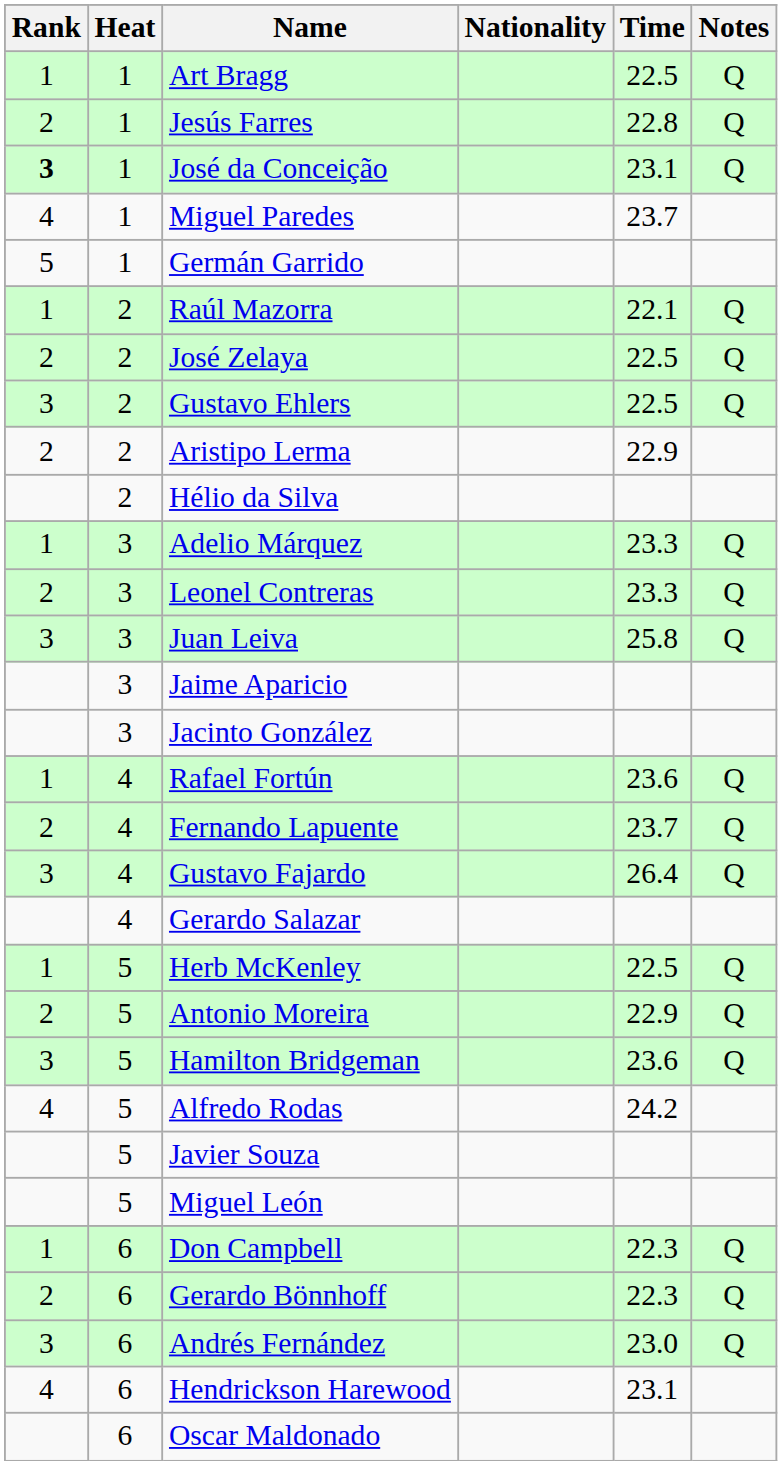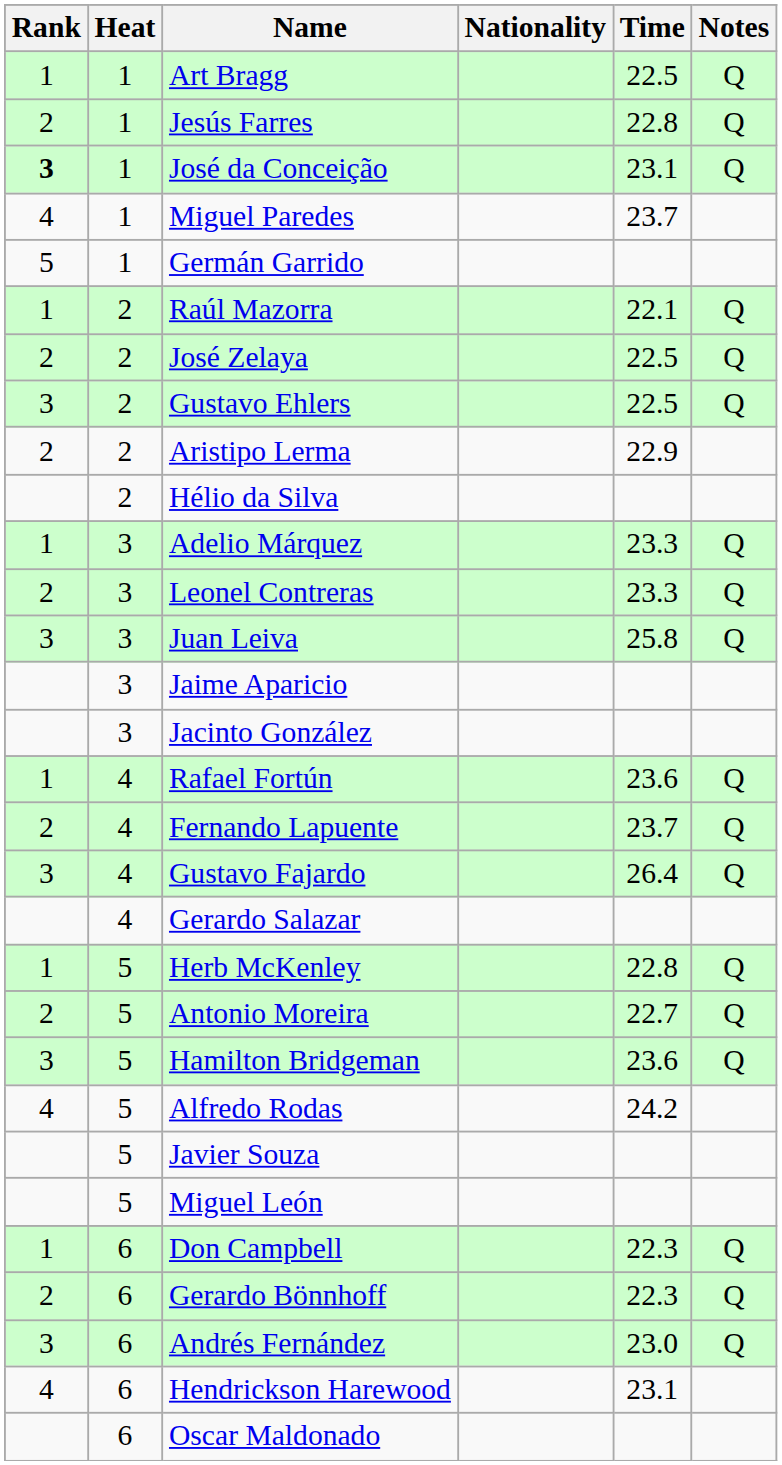(652, 966) 22.5 -> (652, 966) 22.8
(652, 1013) 22.9 -> (652, 1013) 22.7
